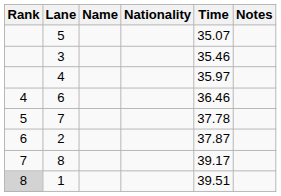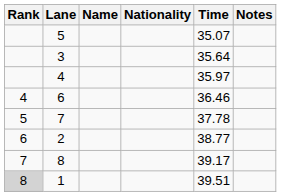(214, 56) 35.46 -> (214, 56) 35.64
(214, 139) 37.87 -> (214, 139) 38.77
